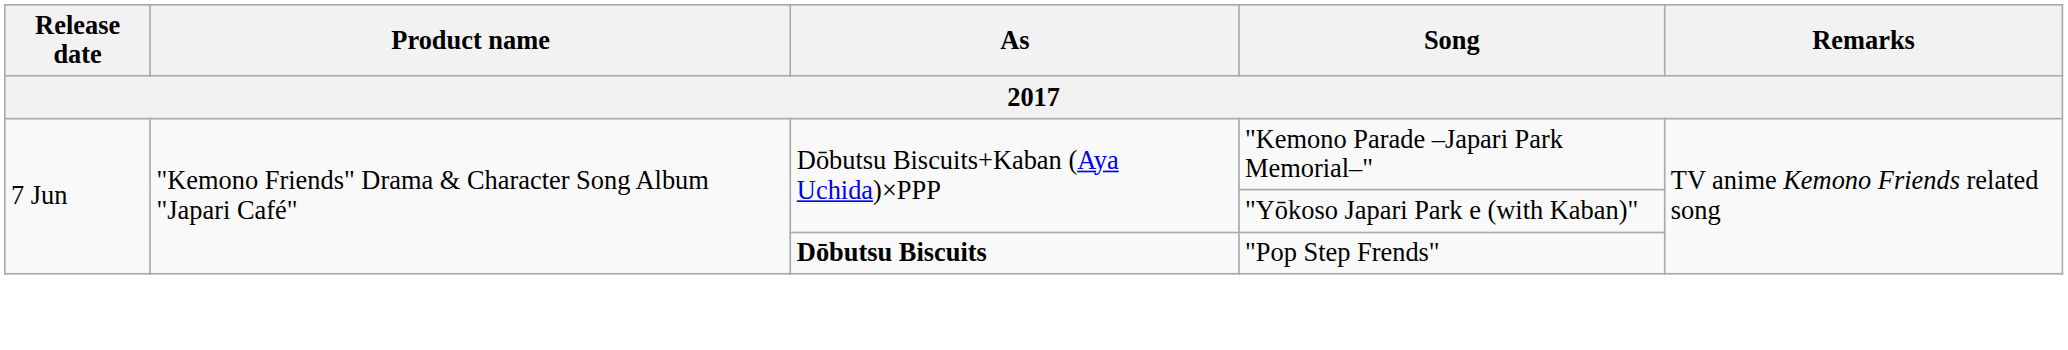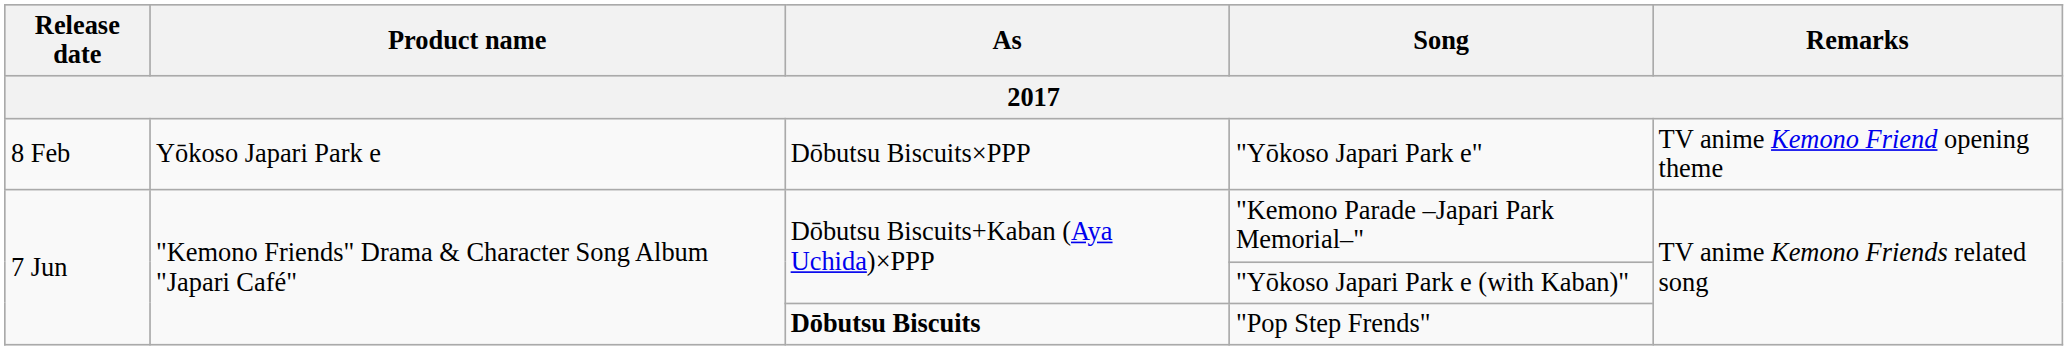+ row: (1359, 153)
